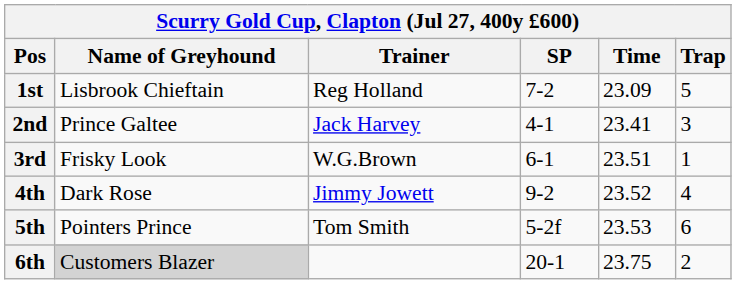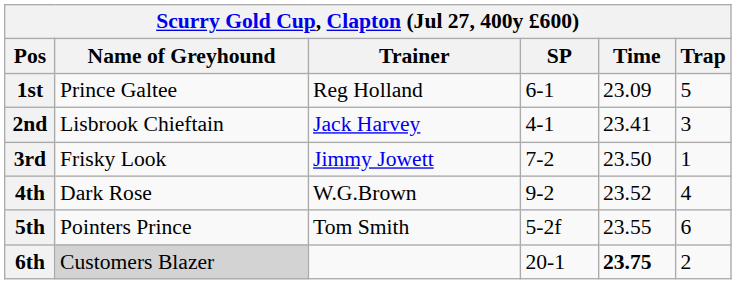(142, 90) Lisbrook Chieftain -> (119, 90) Prince Galtee
(540, 90) 7-2 -> (540, 90) 6-1
(119, 124) Prince Galtee -> (142, 124) Lisbrook Chieftain
(365, 158) W.G.Brown -> (373, 158) Jimmy Jowett
(540, 158) 6-1 -> (540, 158) 7-2
(627, 158) 23.51 -> (627, 158) 23.50
(373, 192) Jimmy Jowett -> (365, 192) W.G.Brown
(627, 227) 23.53 -> (627, 227) 23.55
(627, 261) normal -> (627, 261) bold
